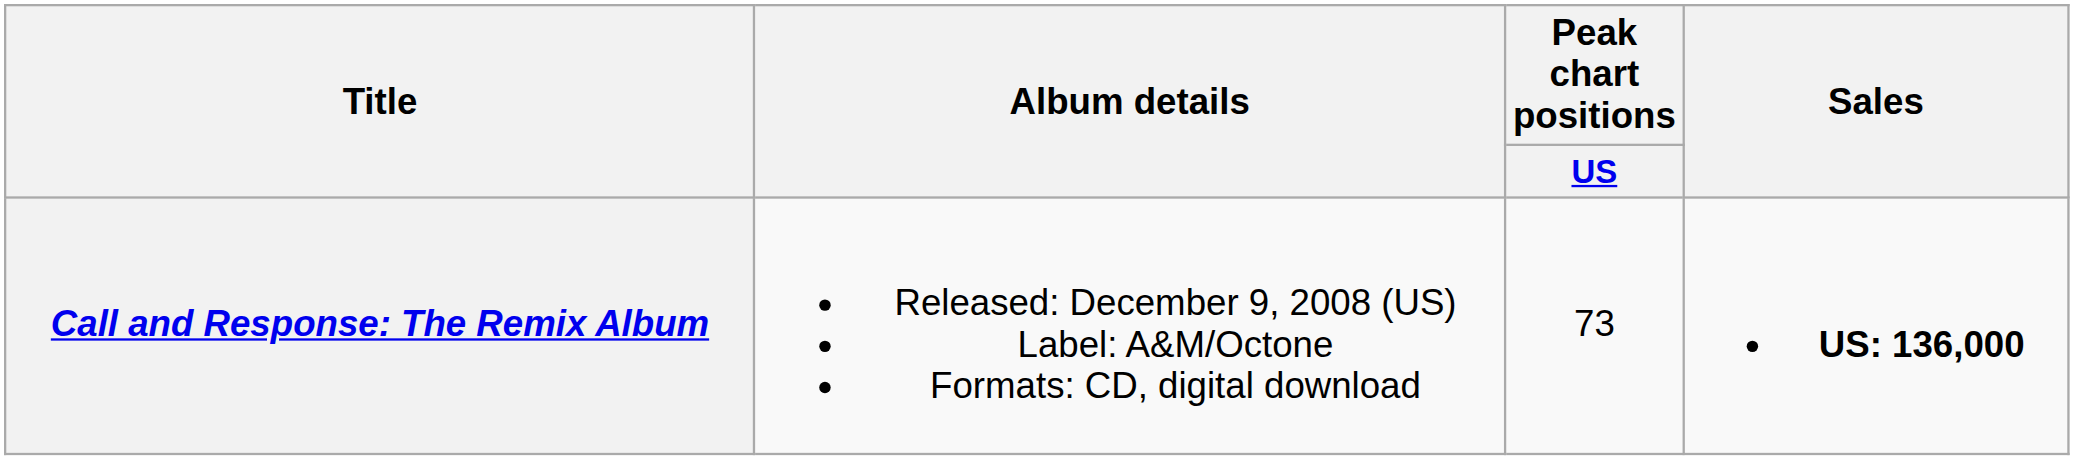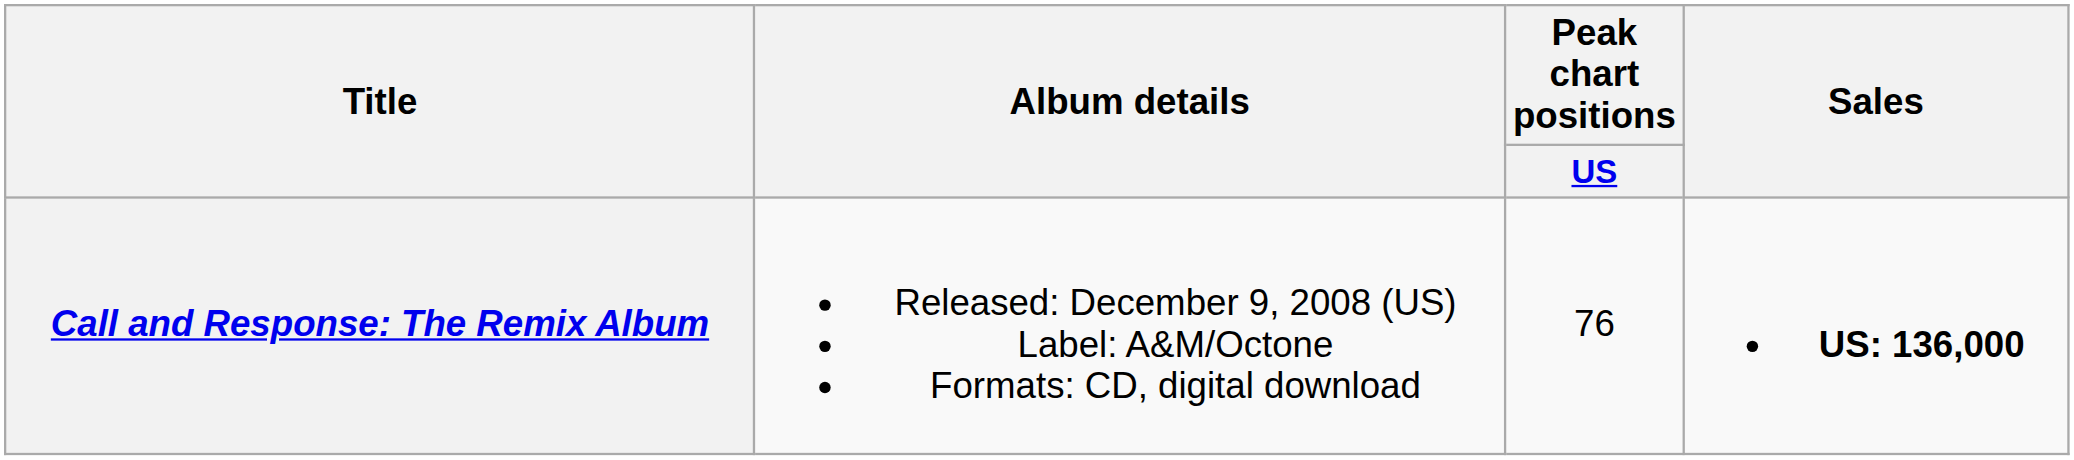(1594, 324) 73 -> (1594, 324) 76
